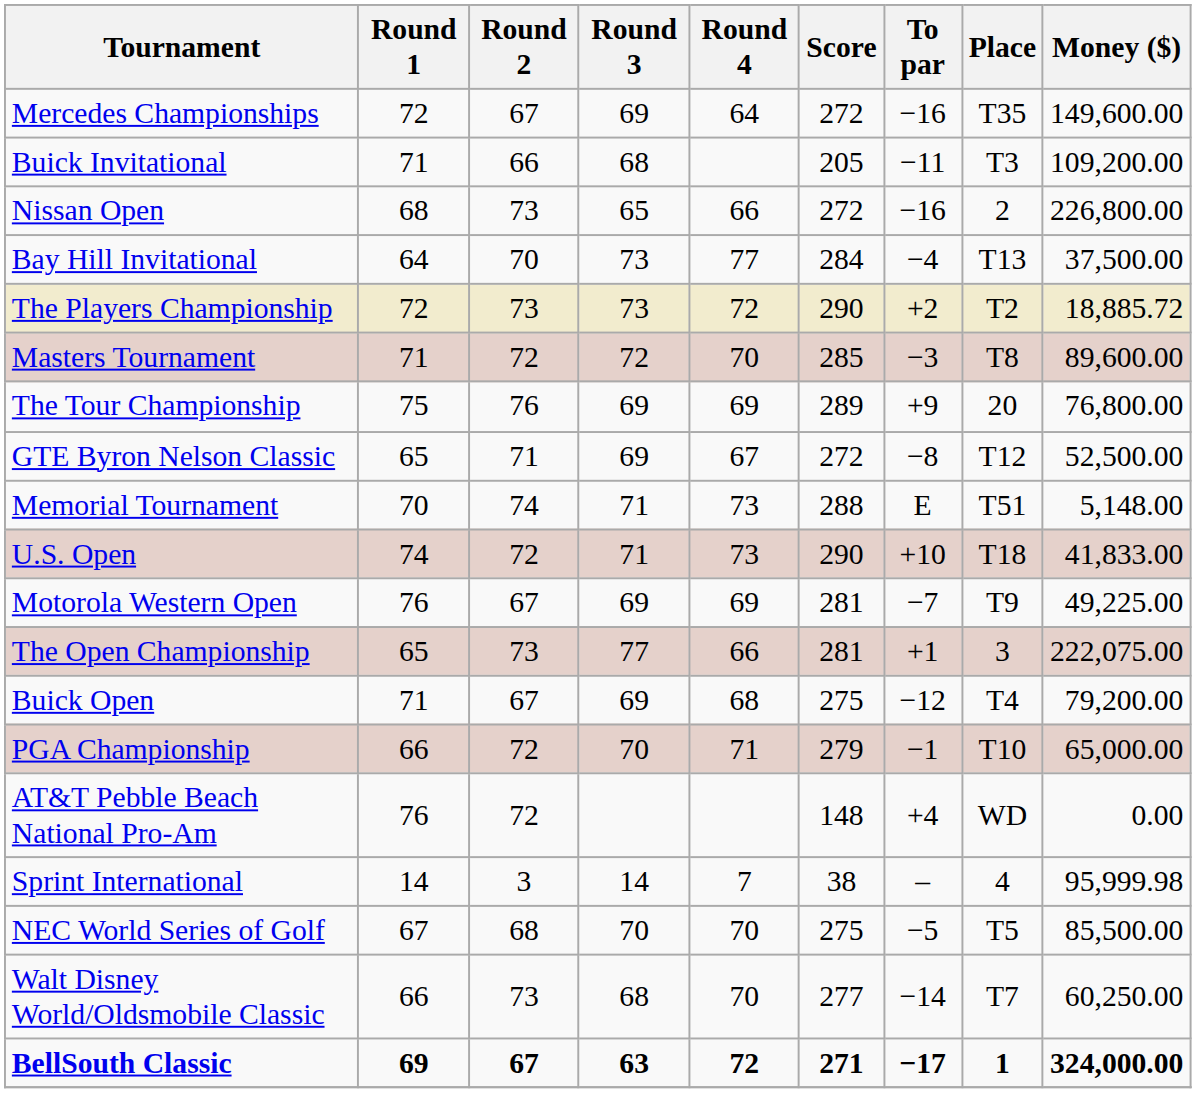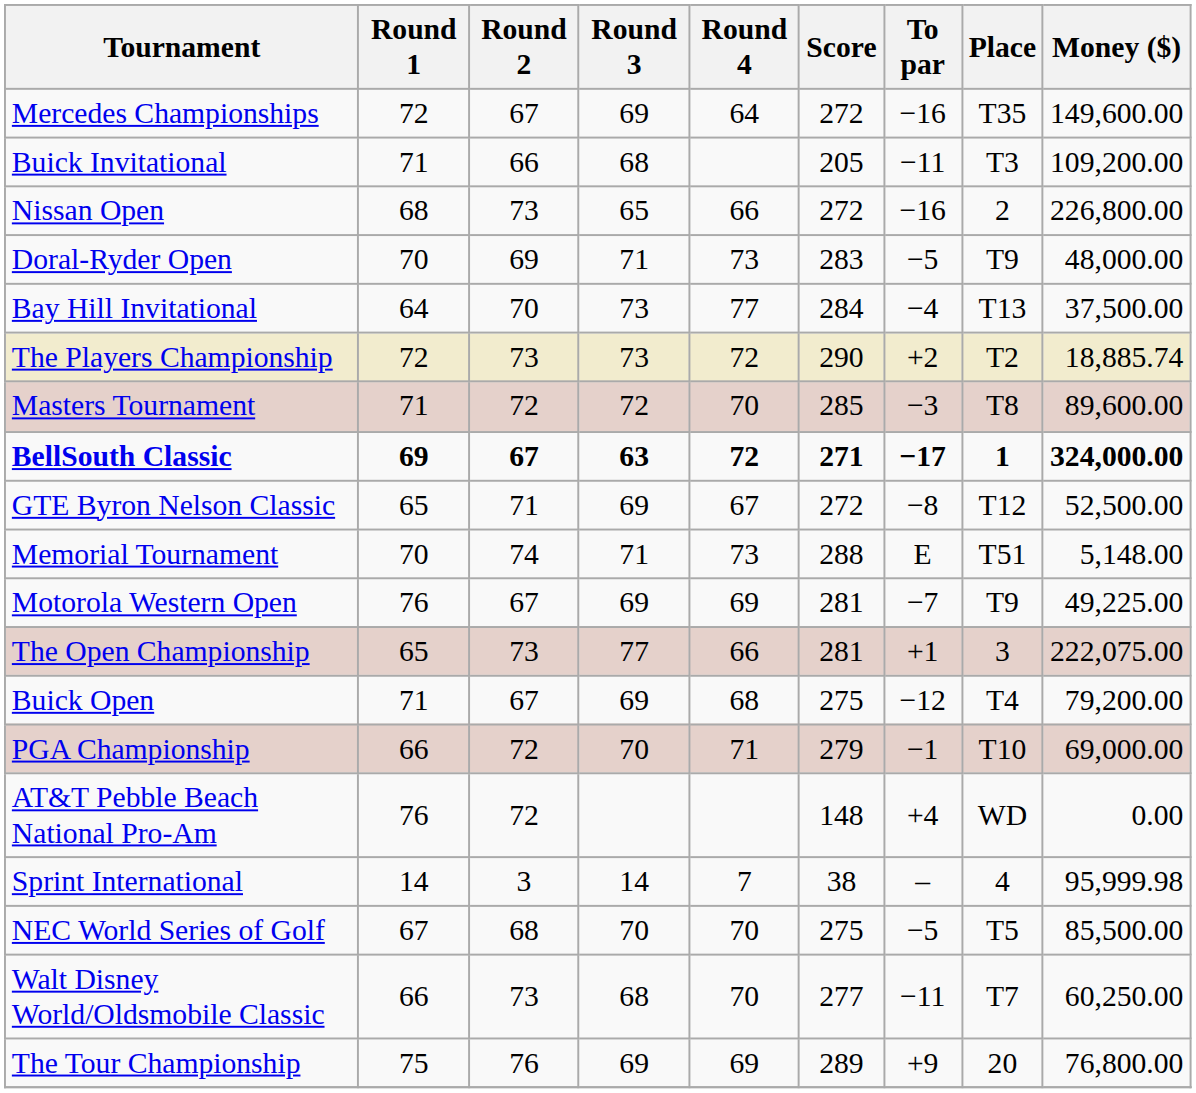+ row: (122, 259)
(1124, 308) 18,885.72 -> (1124, 357) 18,885.74
rows swapped: (122, 1062) <-> (156, 406)
- row: (74, 552)
(1124, 748) 65,000.00 -> (1124, 748) 69,000.00
(923, 996) −14 -> (923, 996) −11
